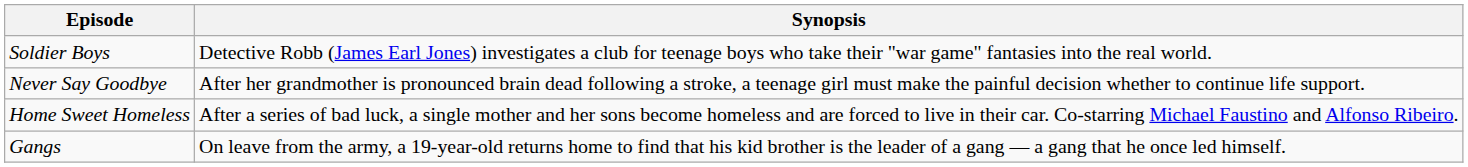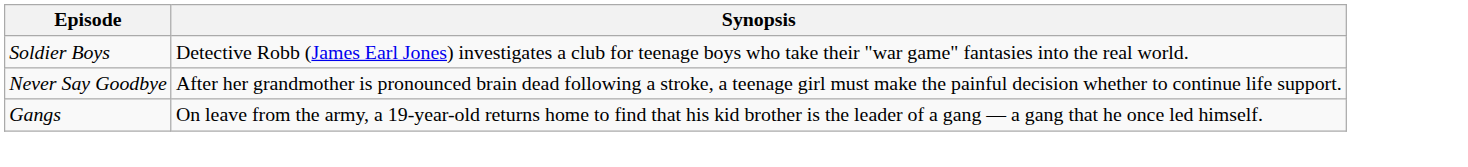- row: (100, 114)
